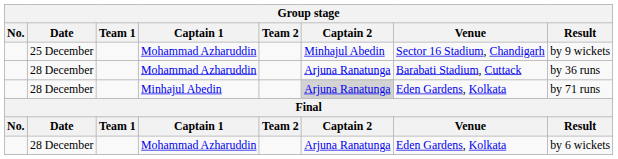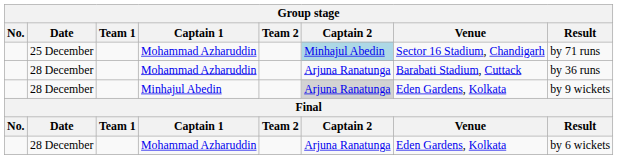(344, 51) no background -> (344, 51) lightblue background
(580, 51) by 9 wickets -> (575, 51) by 71 runs
(575, 88) by 71 runs -> (580, 88) by 9 wickets
